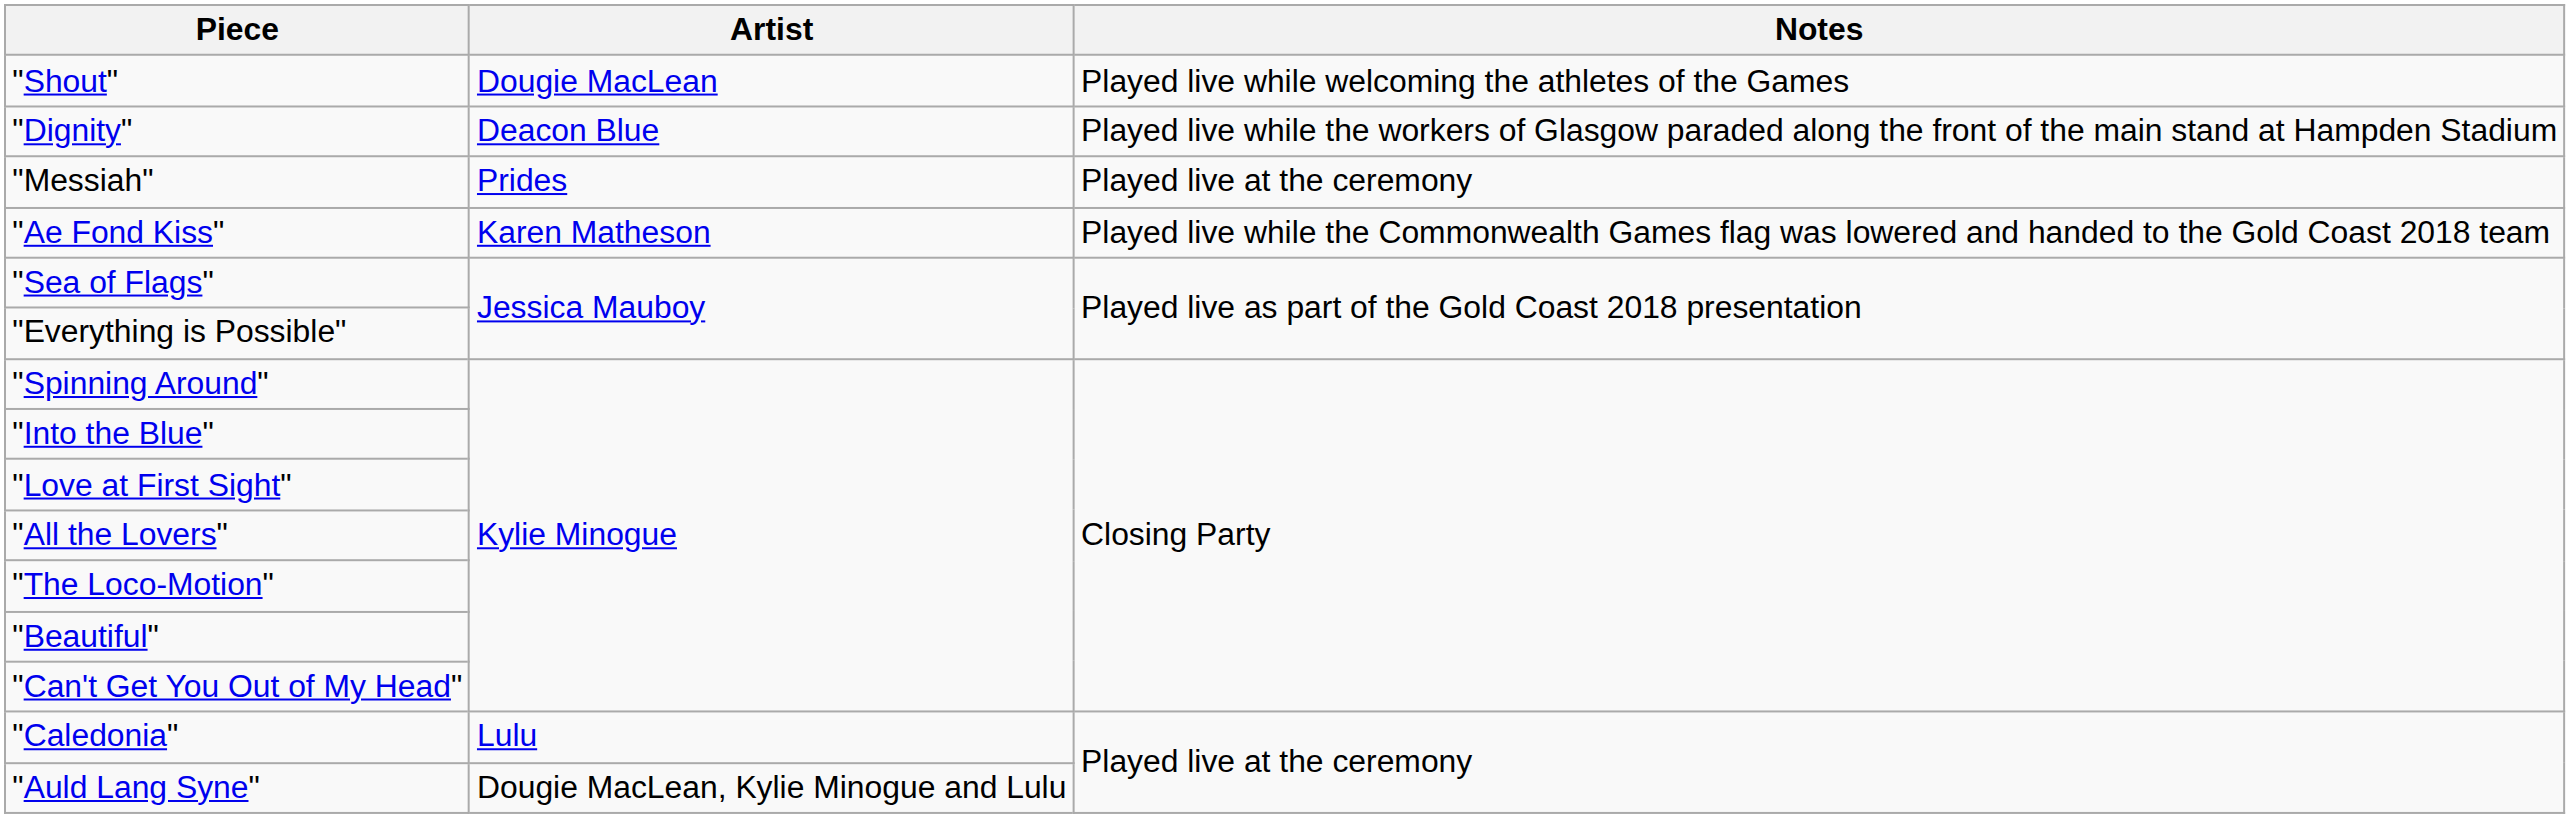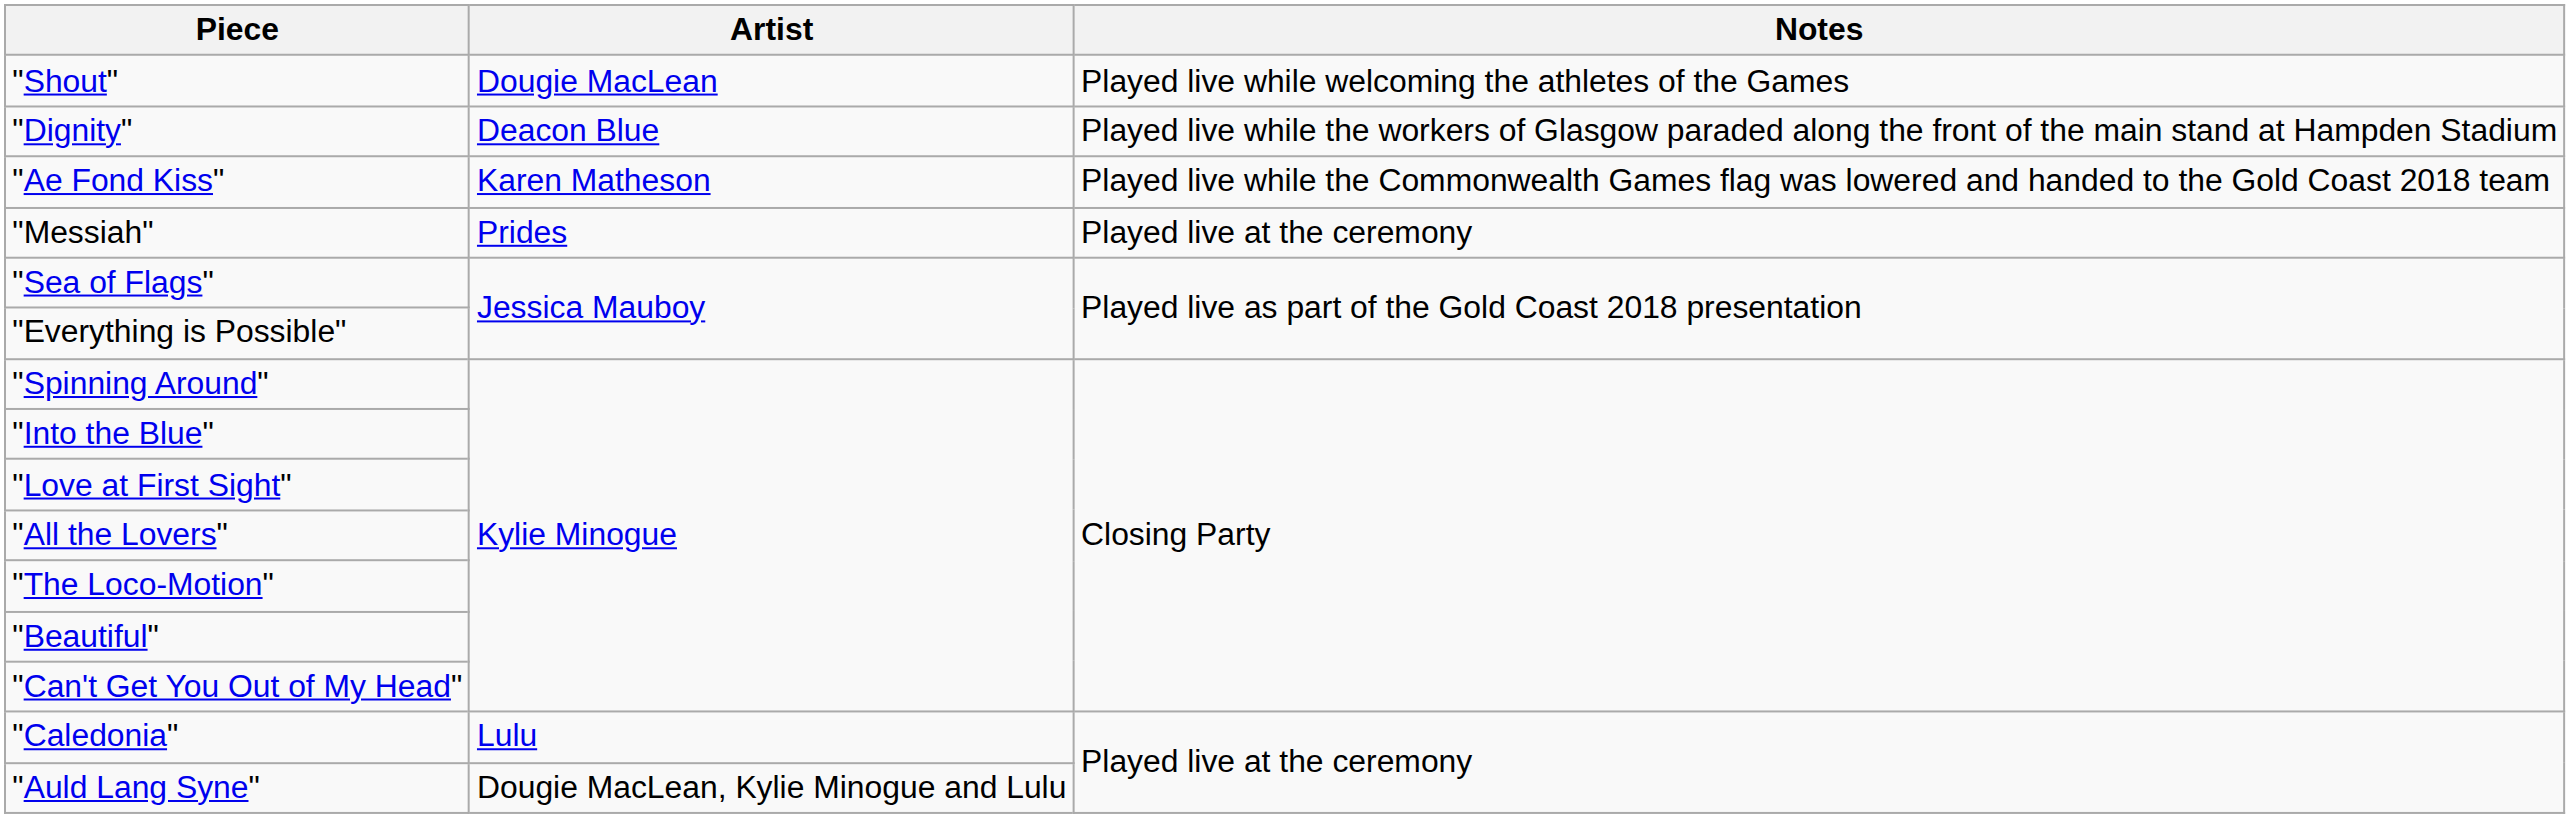rows swapped: (83, 181) <-> (118, 231)
